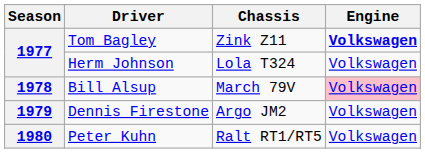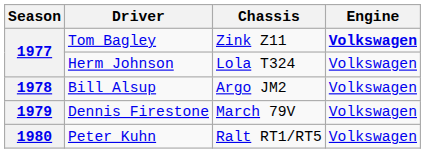(256, 88) March 79V -> (251, 88) Argo JM2
(373, 88) pink background -> (373, 88) no background
(251, 112) Argo JM2 -> (256, 112) March 79V
